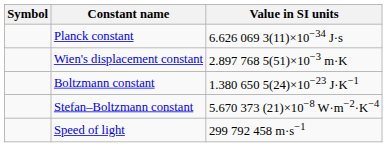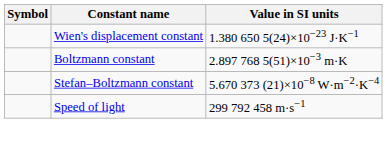- row: (94, 36)
(278, 59) 2.897 768 5(51)×10−3 m·K -> (284, 36) 1.380 650 5(24)×10−23 J·K−1
(284, 83) 1.380 650 5(24)×10−23 J·K−1 -> (278, 59) 2.897 768 5(51)×10−3 m·K
